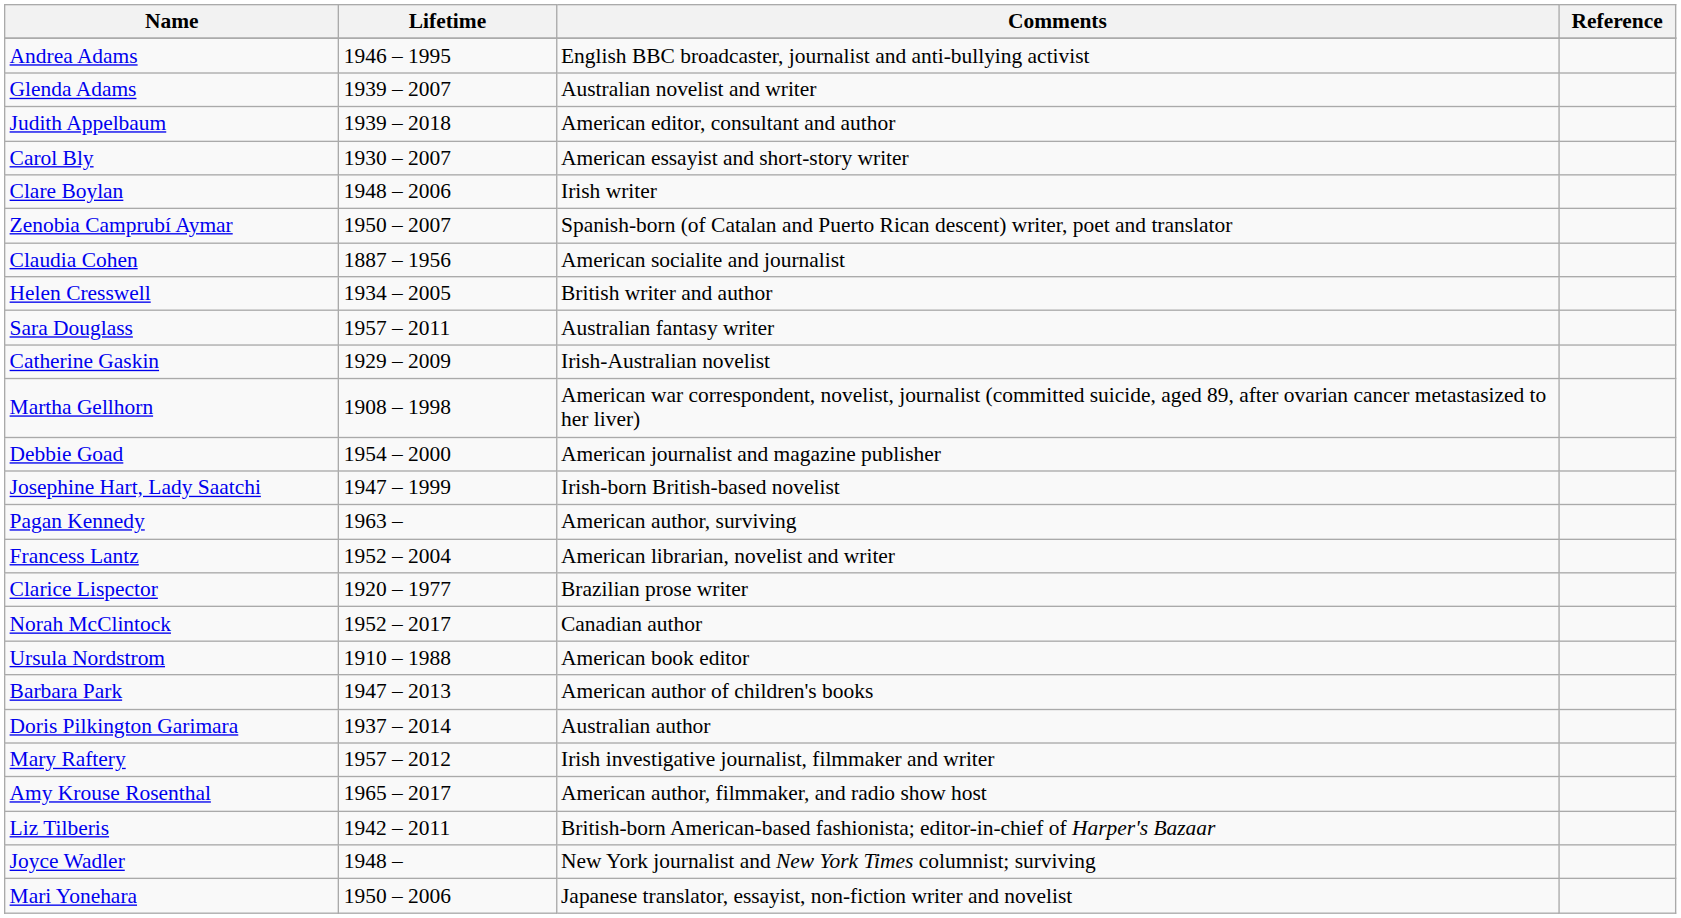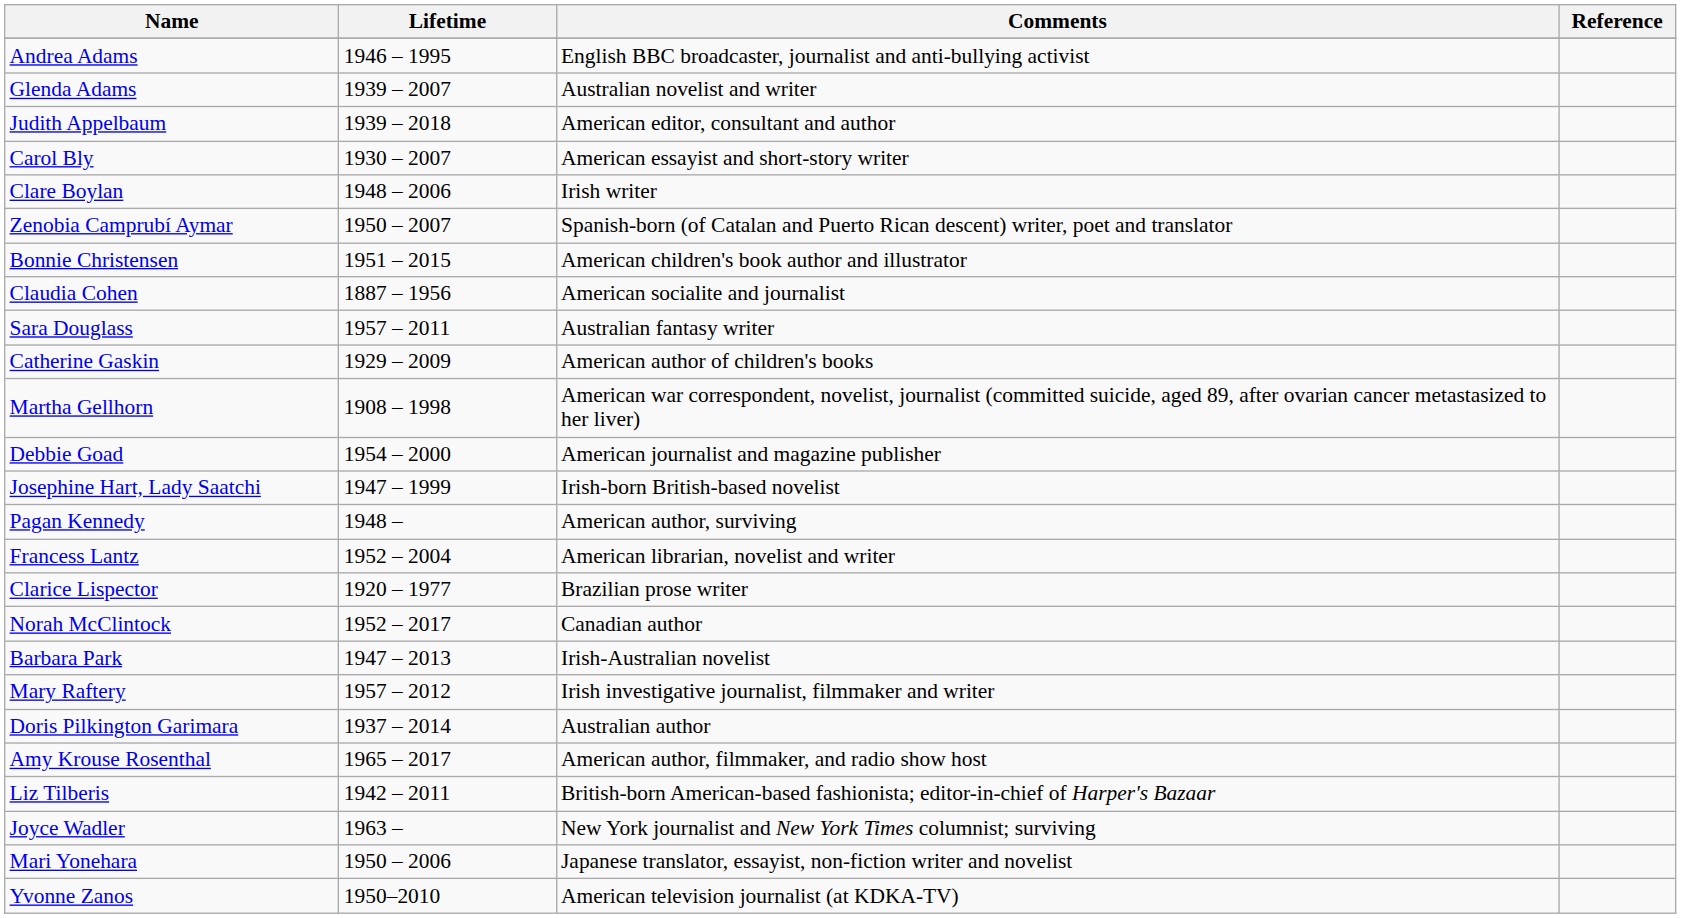+ row: (94, 259)
- row: (80, 293)
(666, 361) Irish-Australian novelist -> (717, 361) American author of children's books
(373, 521) 1963 – -> (373, 521) 1948 –
- row: (87, 657)
(717, 691) American author of children's books -> (666, 657) Irish-Australian novelist
rows swapped: (124, 725) <-> (68, 759)
(373, 861) 1948 – -> (373, 827) 1963 –
+ row: (71, 895)
